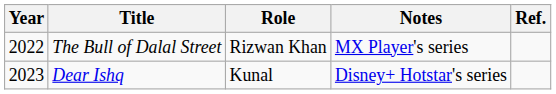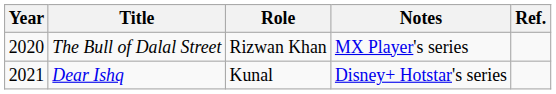(26, 46) 2022 -> (26, 46) 2020
(26, 74) 2023 -> (26, 74) 2021
